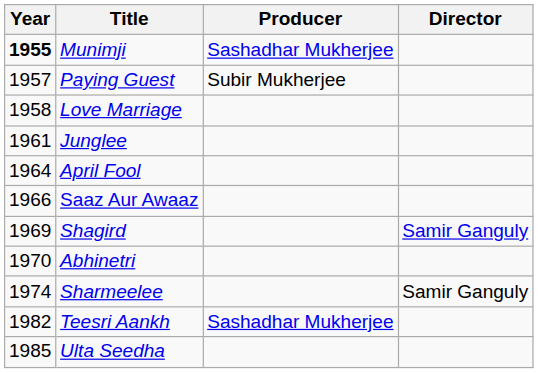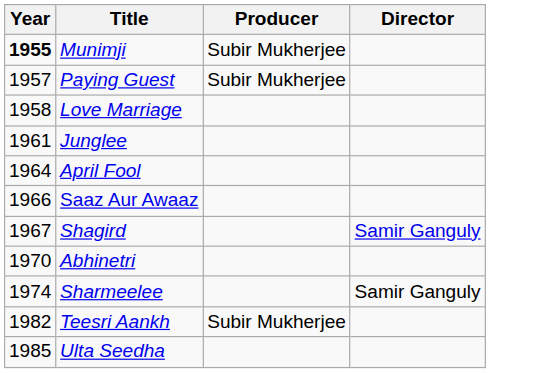(300, 49) Sashadhar Mukherjee -> (277, 49) Subir Mukherjee
(30, 230) 1969 -> (30, 230) 1967
(300, 321) Sashadhar Mukherjee -> (277, 321) Subir Mukherjee
